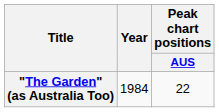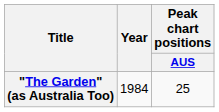(183, 89) 22 -> (183, 89) 25
